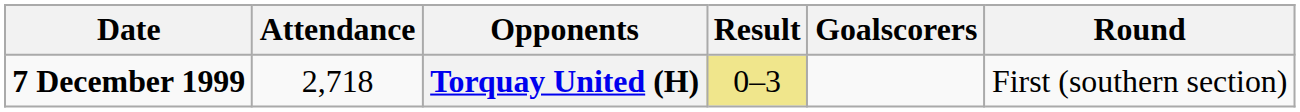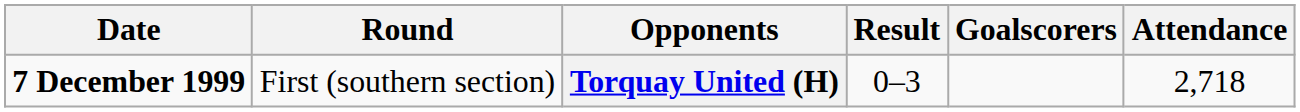columns swapped: (1140, 29) <-> (338, 29)
(757, 80) khaki background -> (897, 80) no background
